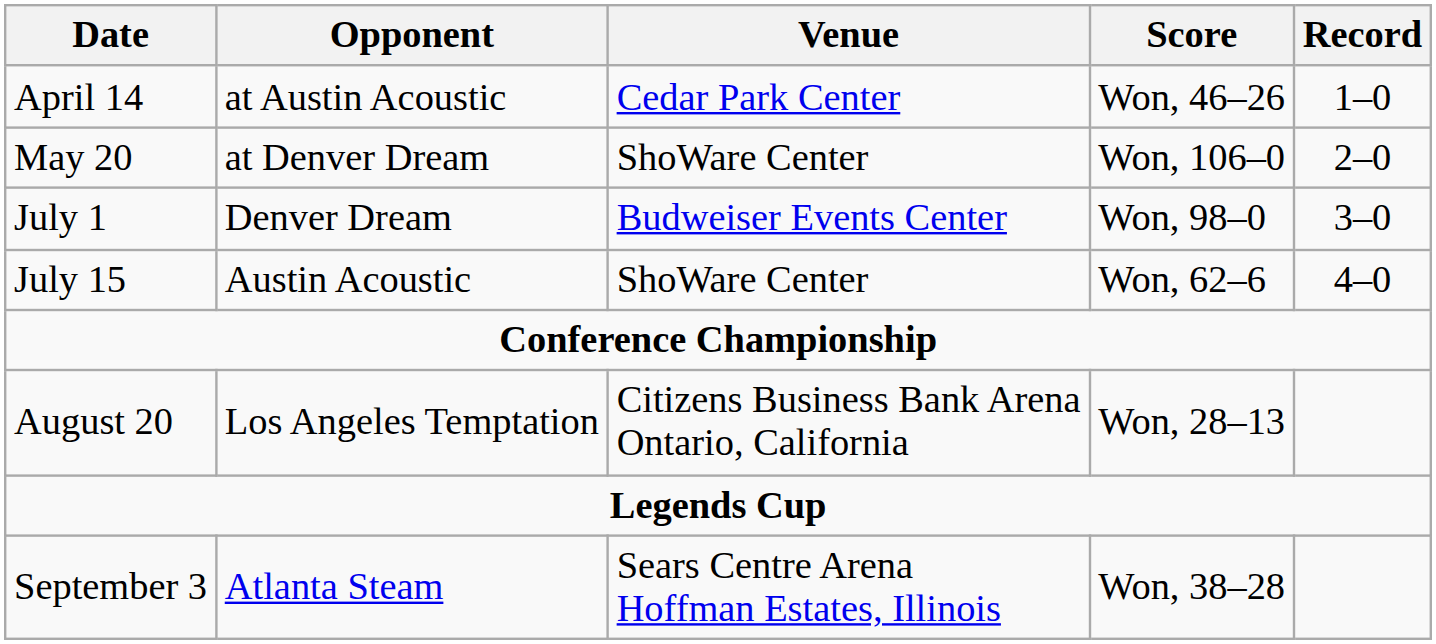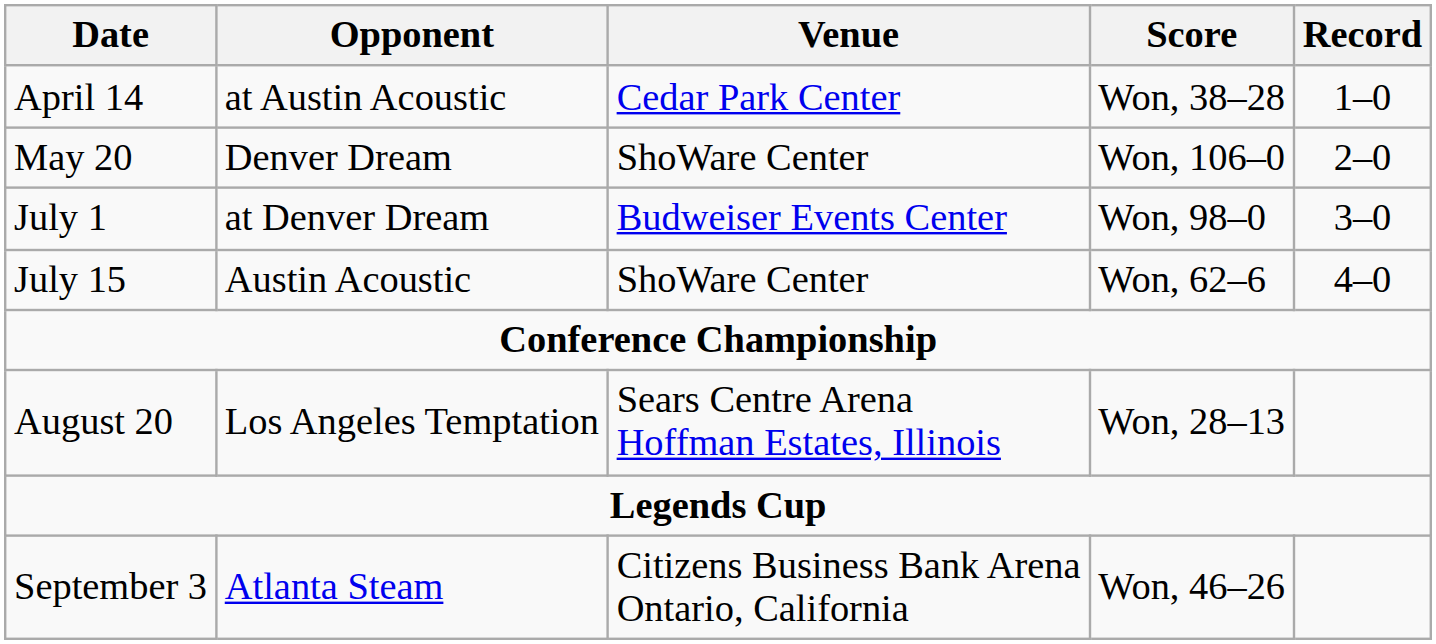(1192, 95) Won, 46–26 -> (1192, 95) Won, 38–28
(357, 156) at Denver Dream -> (338, 156) Denver Dream
(338, 217) Denver Dream -> (357, 217) at Denver Dream
(849, 421) Citizens Business Bank Arena Ontario, California -> (809, 421) Sears Centre Arena Hoffman Estates, Illinois
(809, 586) Sears Centre Arena Hoffman Estates, Illinois -> (849, 586) Citizens Business Bank Arena Ontario, California
(1192, 586) Won, 38–28 -> (1192, 586) Won, 46–26
